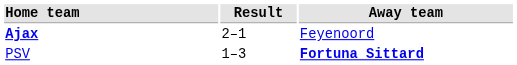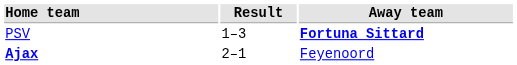rows swapped: (18, 54) <-> (22, 34)
